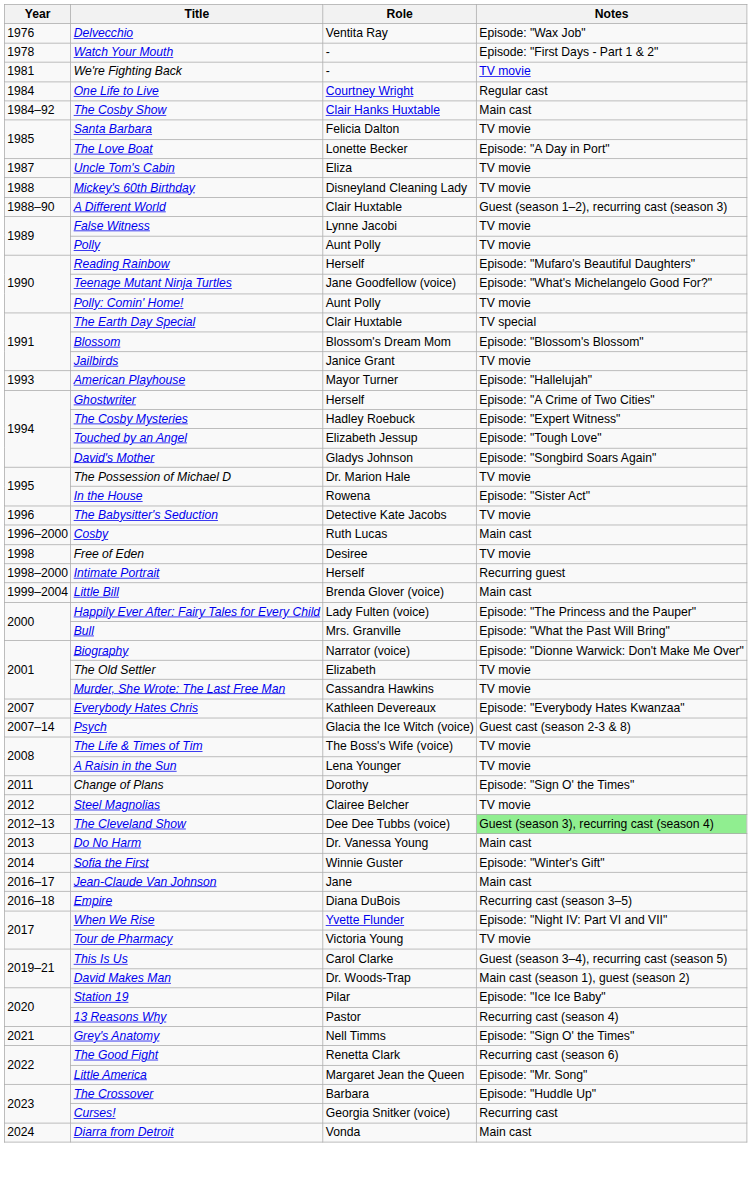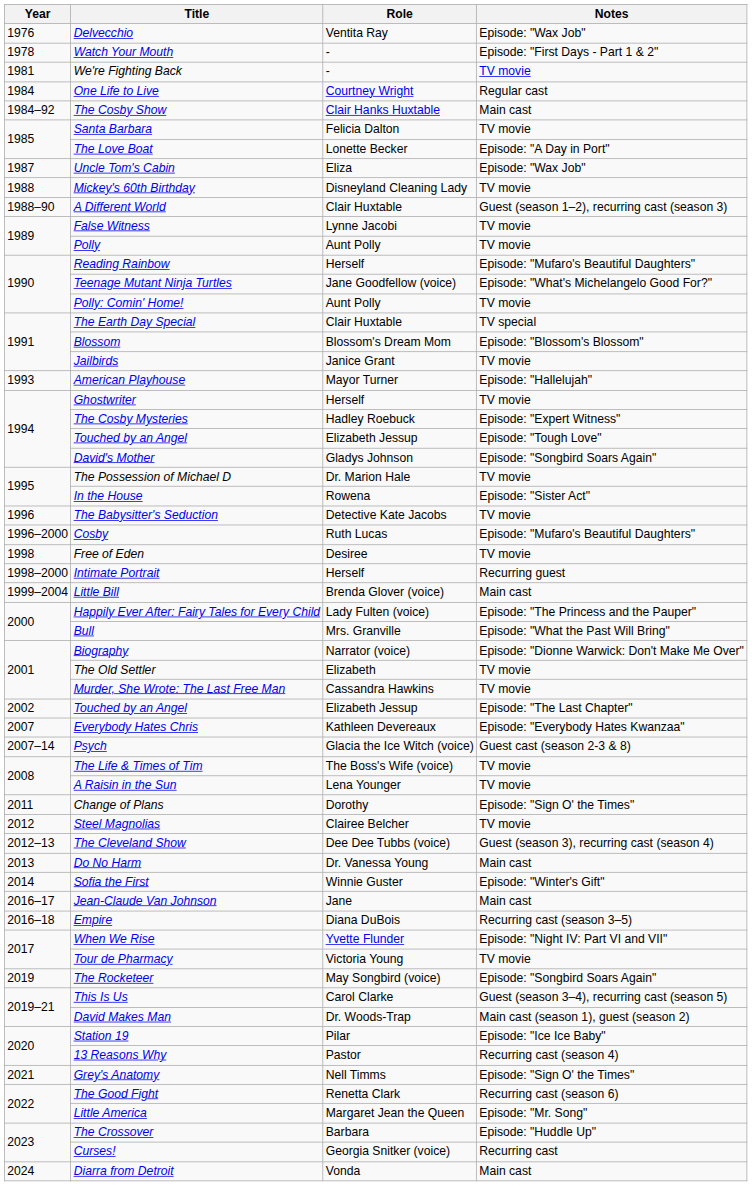(505, 168) TV movie -> (532, 168) Episode: "Wax Job"
(567, 399) Episode: "A Crime of Two Cities" -> (505, 399) TV movie
(505, 534) Main cast -> (587, 534) Episode: "Mufaro's Beautiful Daughters"
+ row: (21, 708)
(597, 824) lightgreen background -> (597, 843) no background
+ row: (21, 978)
